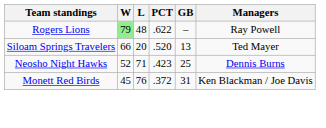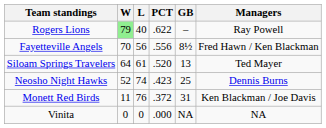(141, 30) 48 -> (141, 30) 40
+ row: (61, 47)
(126, 47) 66 -> (126, 64) 64
(141, 47) 20 -> (141, 64) 61
(141, 64) 71 -> (141, 81) 74
(126, 81) 45 -> (126, 98) 11
+ row: (61, 115)
